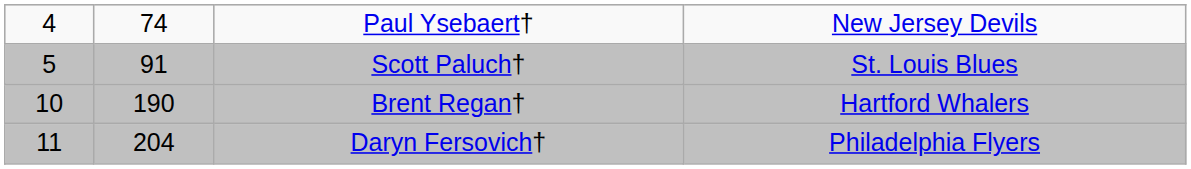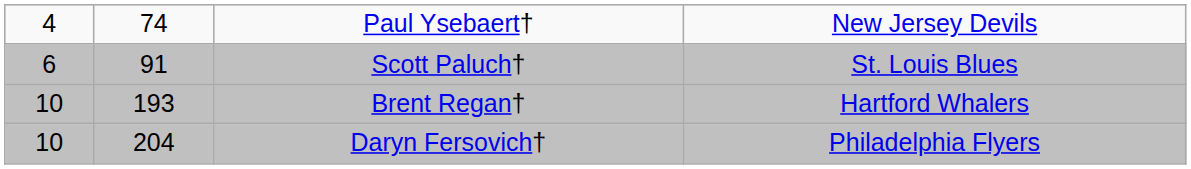(49, 63) 5 -> (49, 63) 6
(154, 103) 190 -> (154, 103) 193
(49, 143) 11 -> (49, 143) 10
